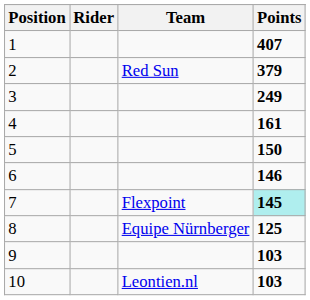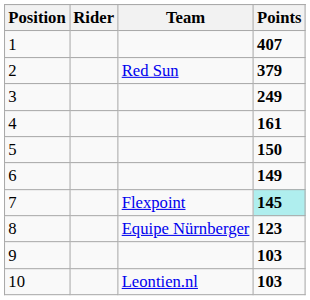(270, 176) 146 -> (270, 176) 149
(270, 228) 125 -> (270, 228) 123
